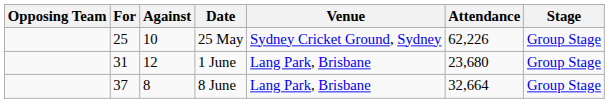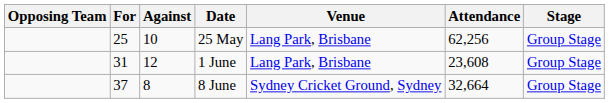(346, 39) Sydney Cricket Ground, Sydney -> (310, 39) Lang Park, Brisbane
(468, 39) 62,226 -> (468, 39) 62,256
(468, 62) 23,680 -> (468, 62) 23,608
(310, 86) Lang Park, Brisbane -> (346, 86) Sydney Cricket Ground, Sydney
